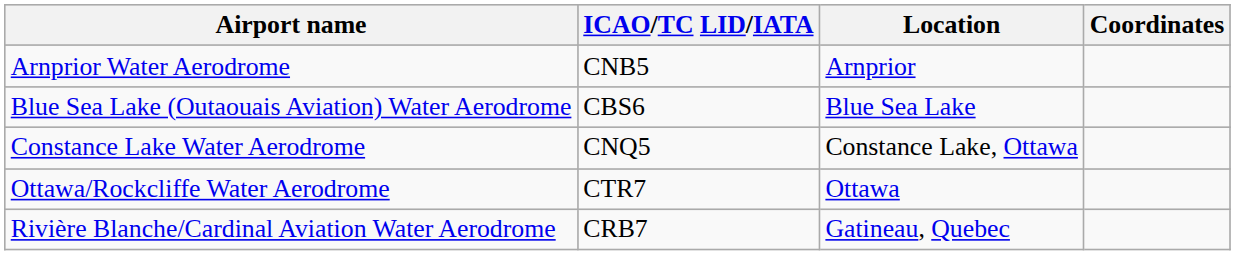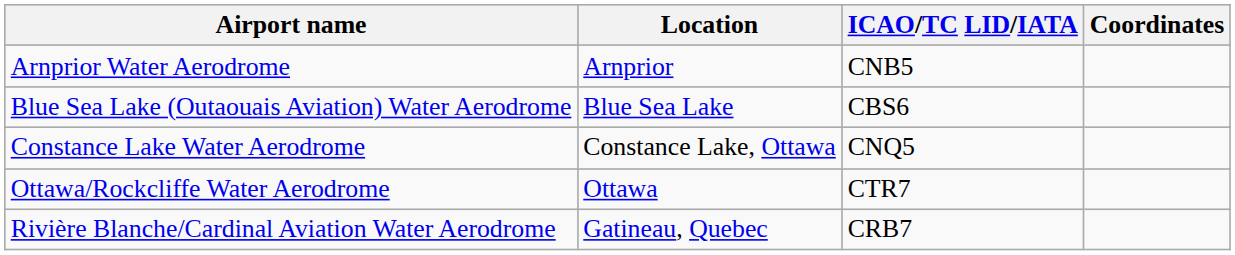columns swapped: (698, 24) <-> (952, 24)
